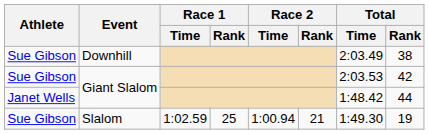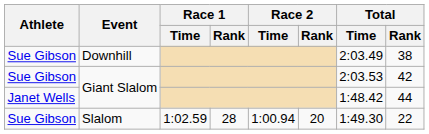(229, 119) 25 -> (229, 119) 28
(317, 119) 21 -> (317, 119) 20
(405, 119) 19 -> (405, 119) 22
